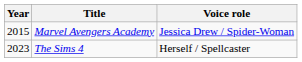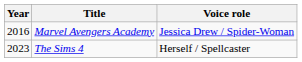(18, 31) 2015 -> (18, 31) 2016
